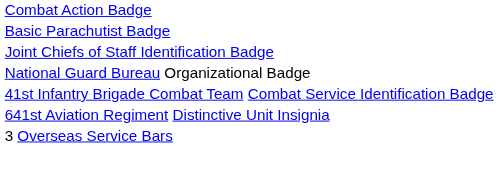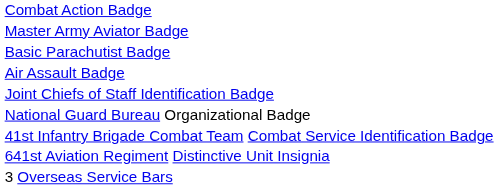+ row: (97, 31)
+ row: (65, 73)
